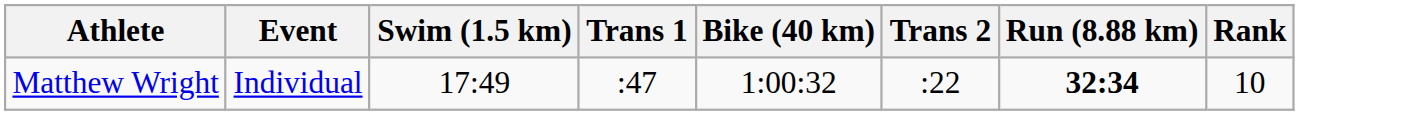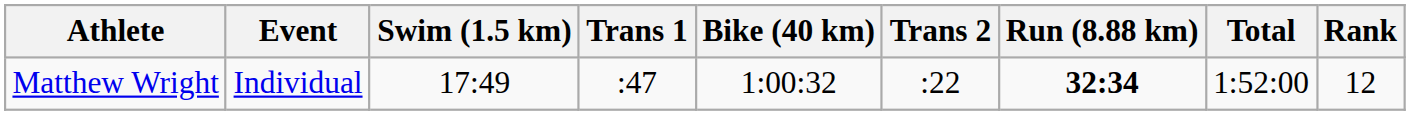+ column: (1261, 30)
(1250, 82) 10 -> (1360, 82) 12
